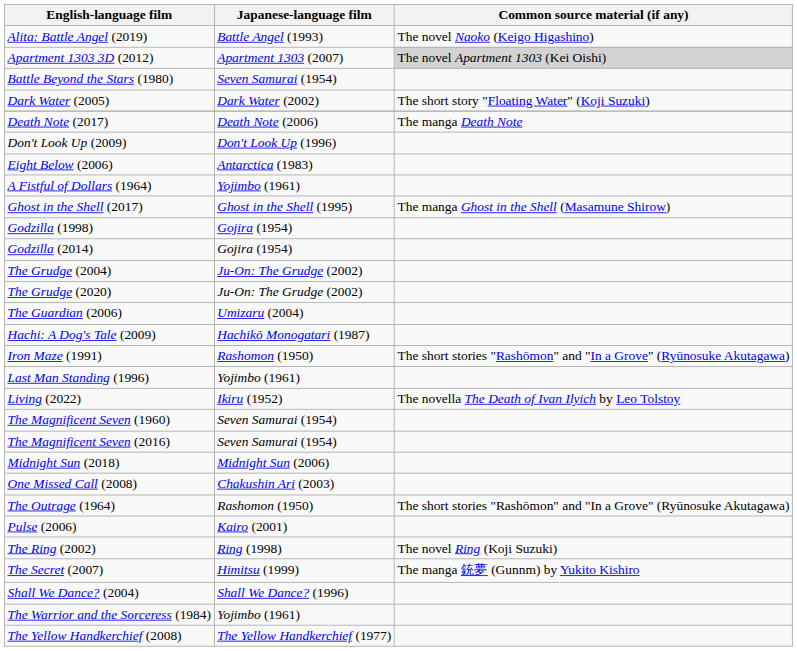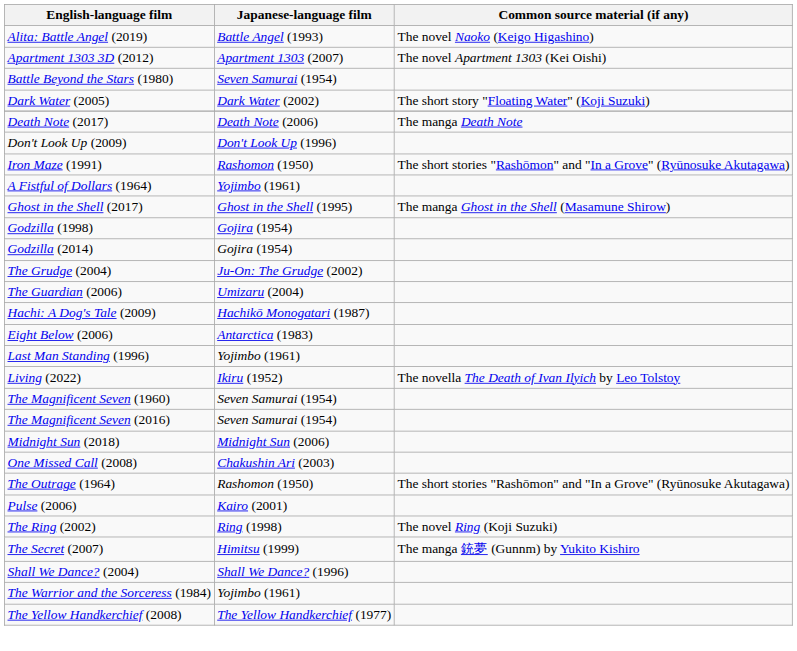(502, 57) lightgrey background -> (502, 57) no background
rows swapped: (60, 164) <-> (55, 356)
- row: (59, 292)
